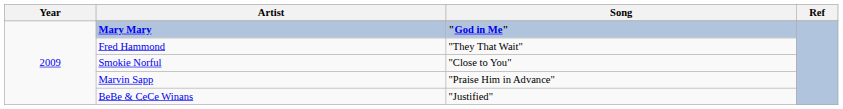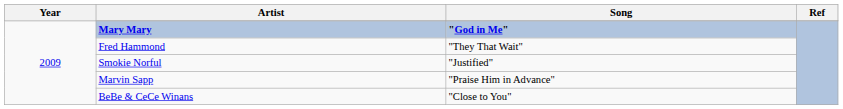(480, 63) "Close to You" -> (471, 63) "Justified"
(471, 96) "Justified" -> (480, 96) "Close to You"
